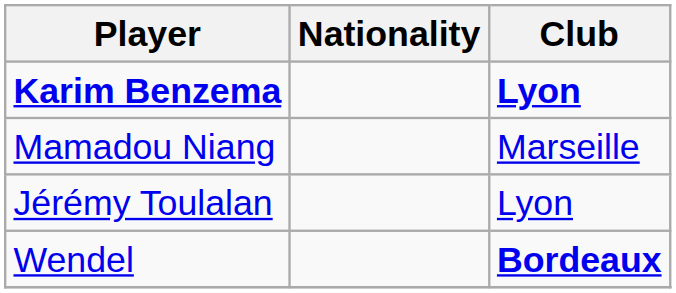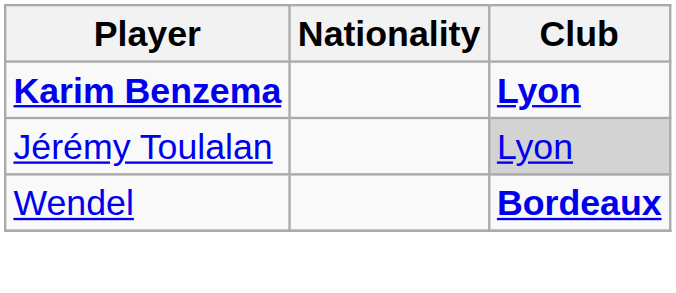- row: (144, 147)
(535, 203) no background -> (535, 147) lightgrey background
